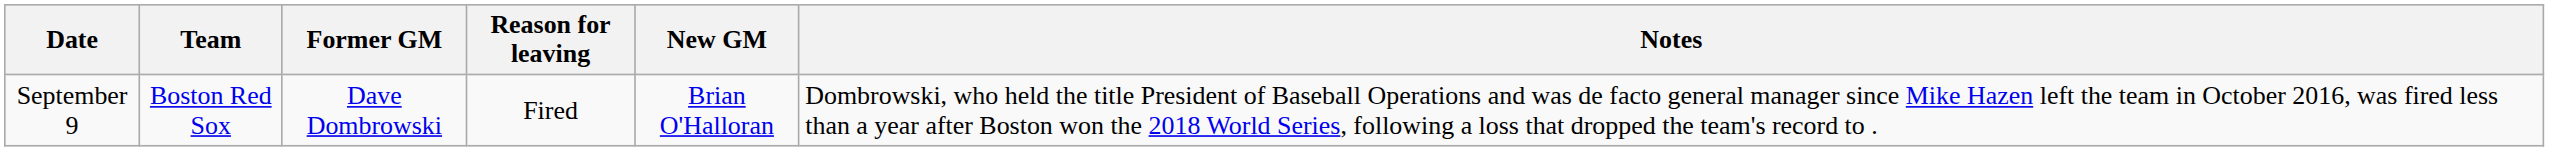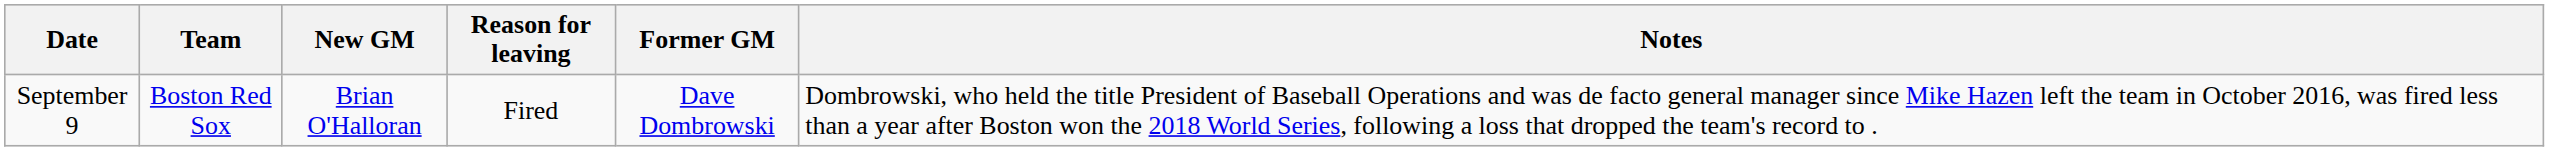columns swapped: (374, 39) <-> (717, 39)
